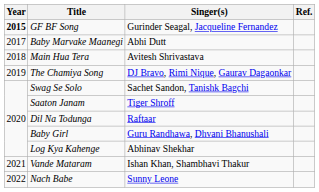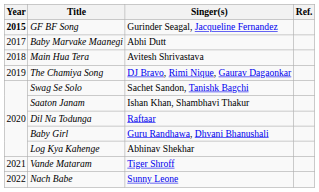(151, 103) Tiger Shroff -> (188, 103) Ishan Khan, Shambhavi Thakur
(188, 164) Ishan Khan, Shambhavi Thakur -> (151, 164) Tiger Shroff
